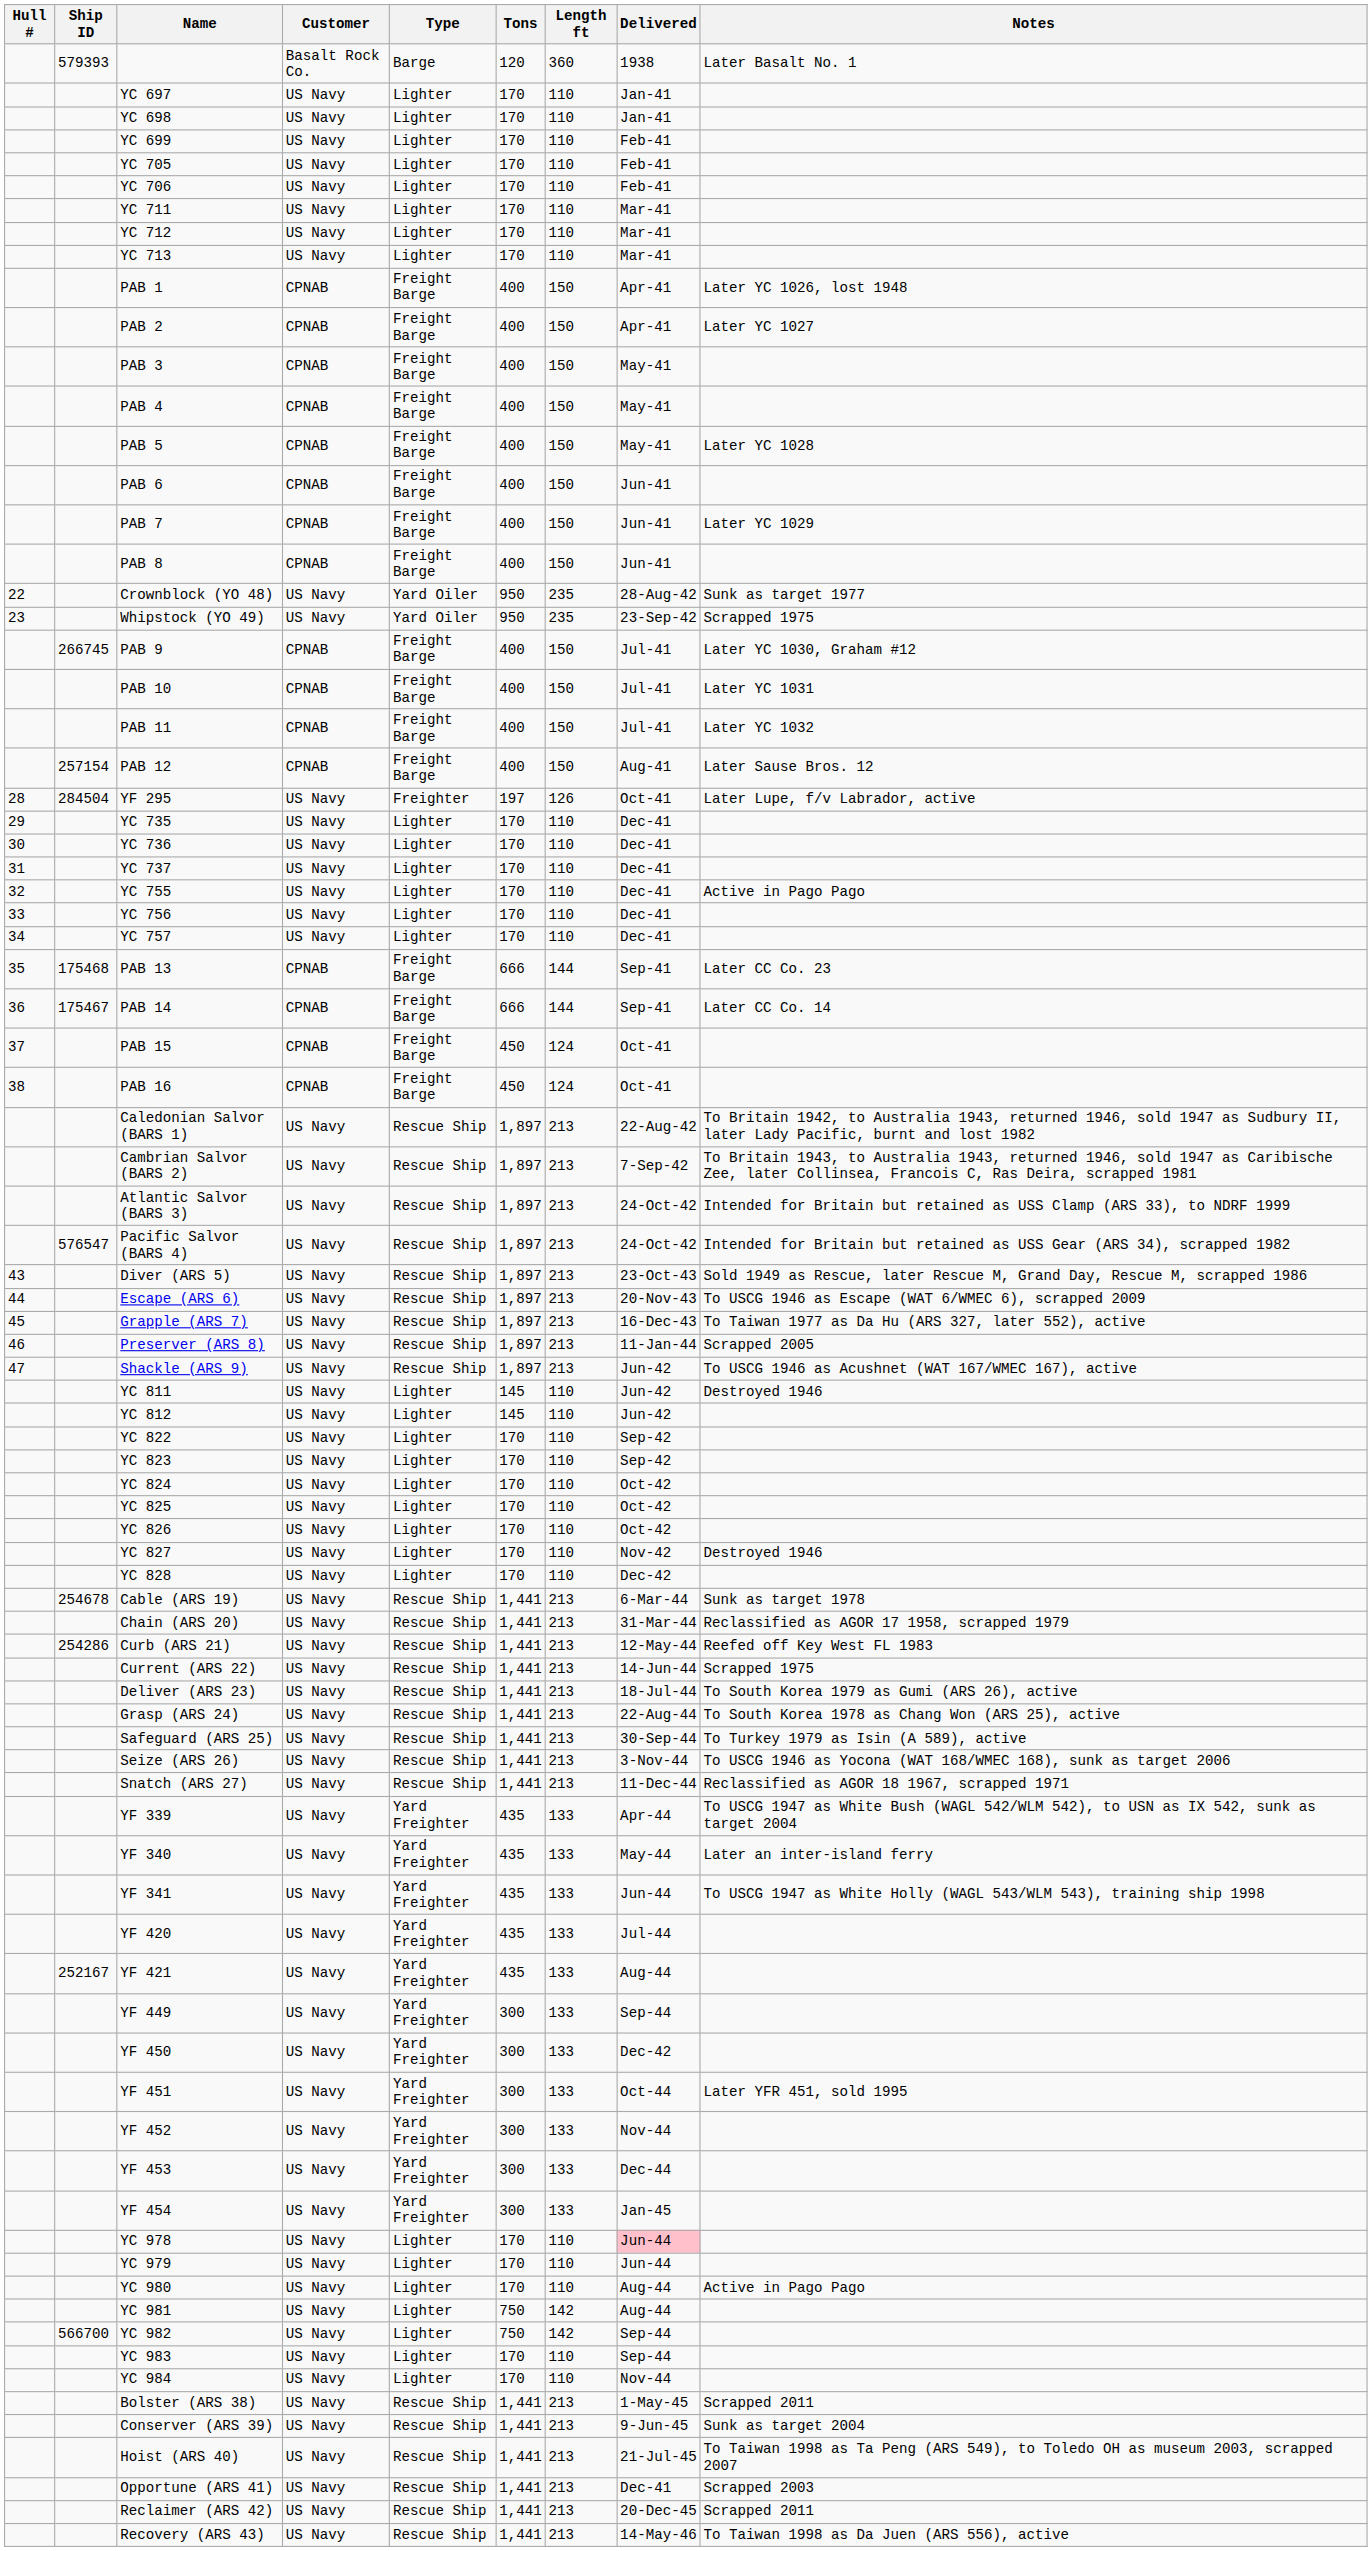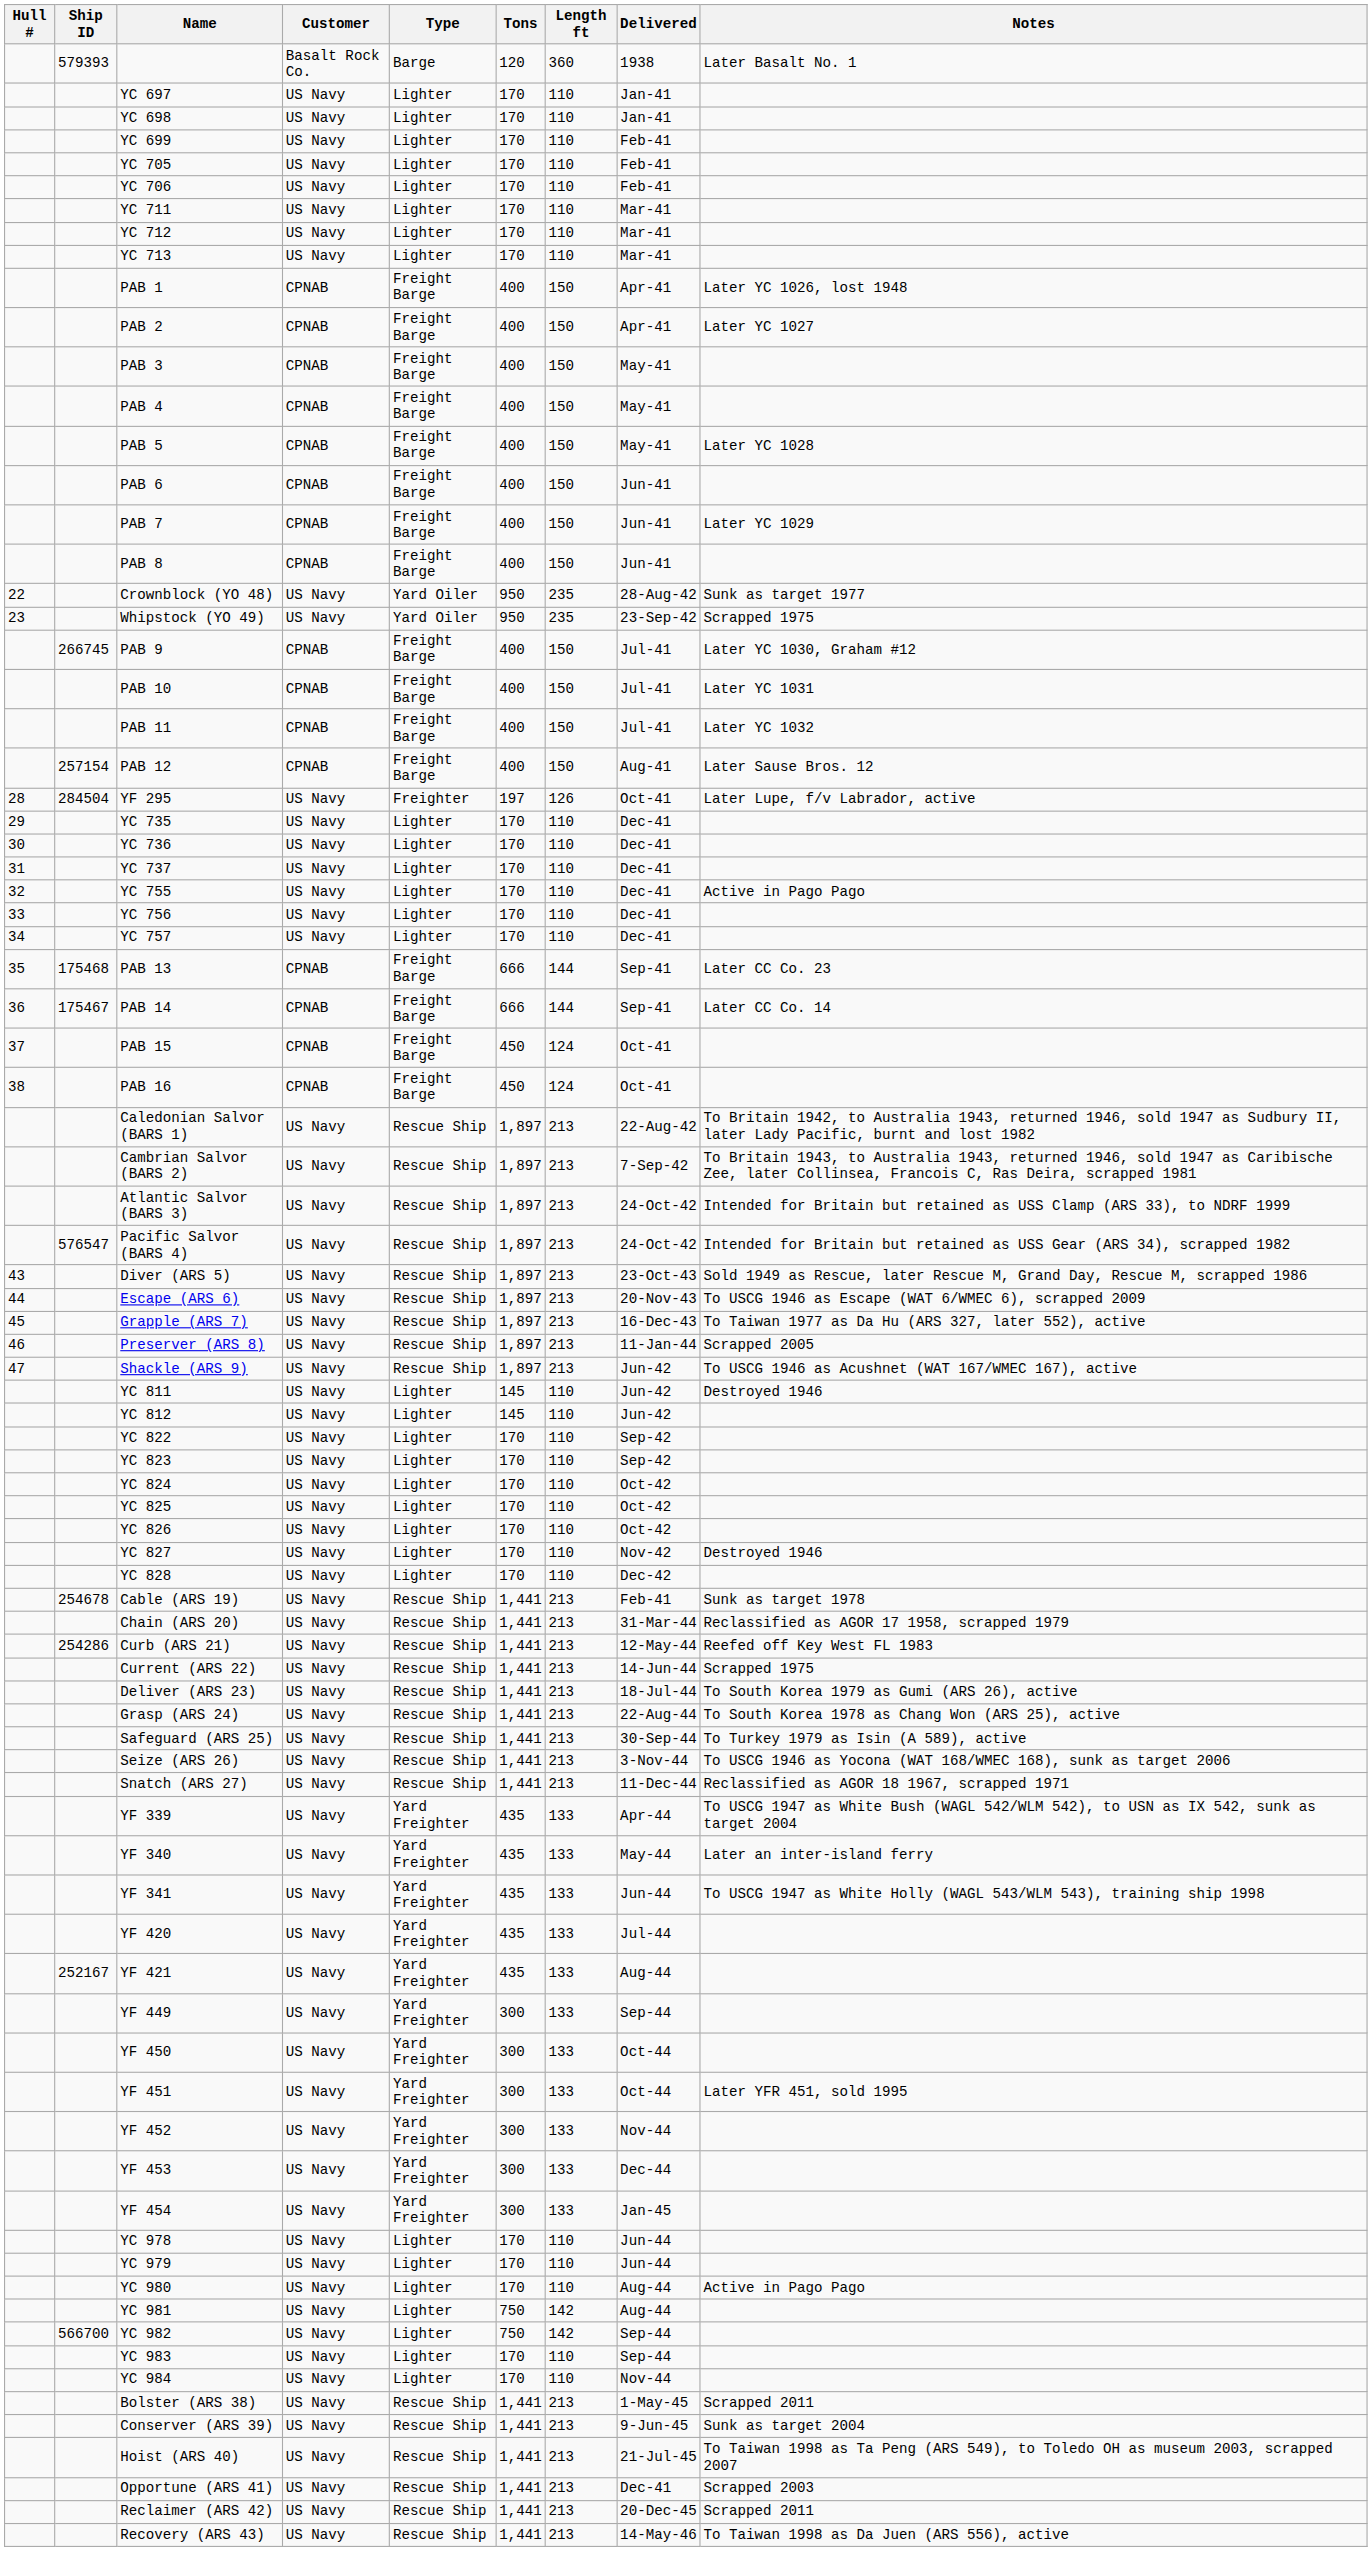(654, 1600) 6-Mar-44 -> (646, 1600) Feb-41
(646, 2052) Dec-42 -> (646, 2052) Oct-44
(646, 2242) pink background -> (646, 2242) no background
